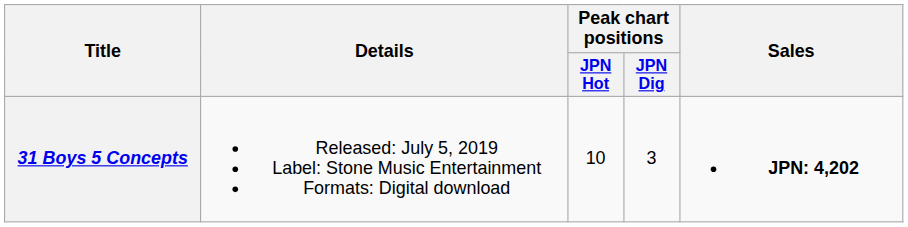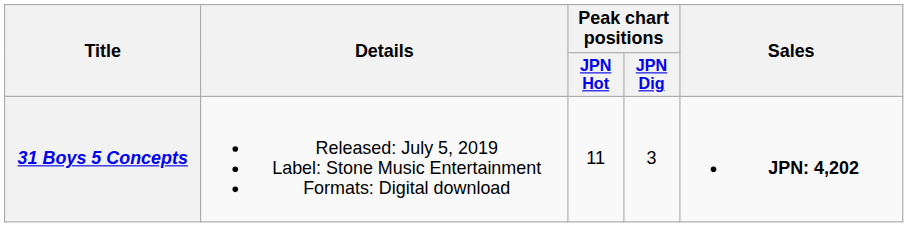(596, 158) 10 -> (596, 158) 11
